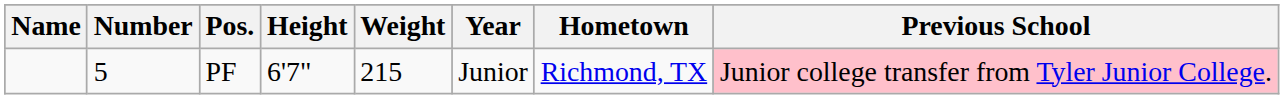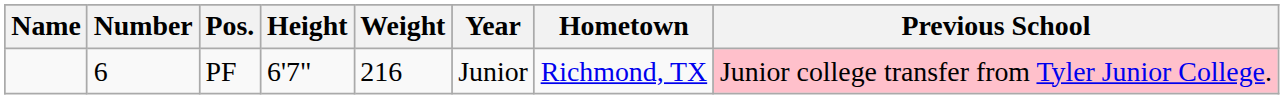(101, 70) 5 -> (101, 70) 6
(381, 70) 215 -> (381, 70) 216
